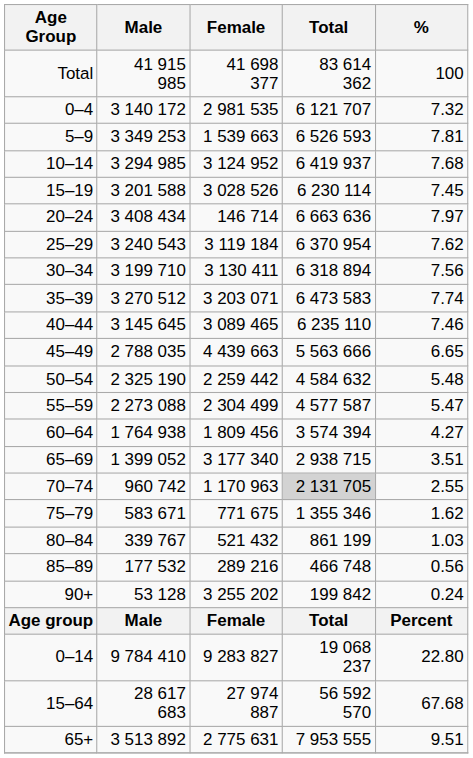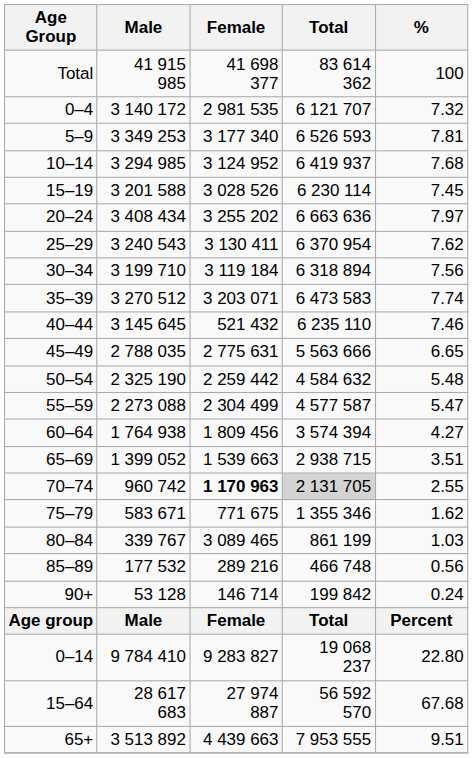(241, 136) 1 539 663 -> (241, 136) 3 177 340
(248, 217) 146 714 -> (241, 217) 3 255 202
(241, 244) 3 119 184 -> (241, 244) 3 130 411
(241, 271) 3 130 411 -> (241, 271) 3 119 184
(241, 325) 3 089 465 -> (248, 325) 521 432
(241, 351) 4 439 663 -> (241, 351) 2 775 631
(241, 459) 3 177 340 -> (241, 459) 1 539 663
(241, 486) normal -> (241, 486) bold
(248, 540) 521 432 -> (241, 540) 3 089 465
(241, 594) 3 255 202 -> (248, 594) 146 714
(241, 739) 2 775 631 -> (241, 739) 4 439 663
